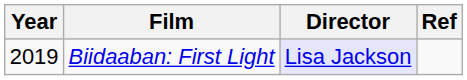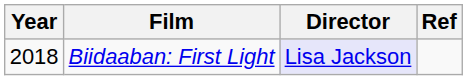(34, 56) 2019 -> (34, 56) 2018
